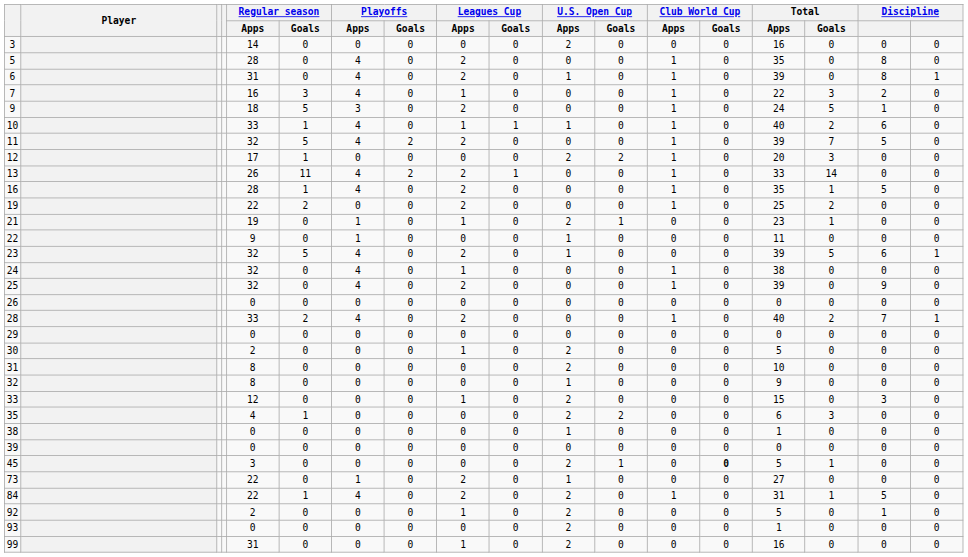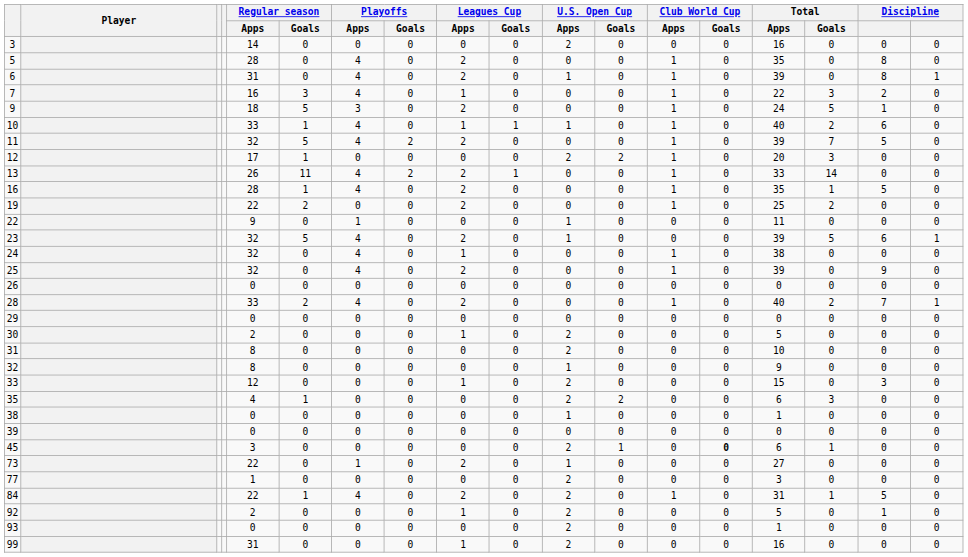- row: (13, 222)
(779, 463) 5 -> (779, 447) 6
+ row: (13, 480)
